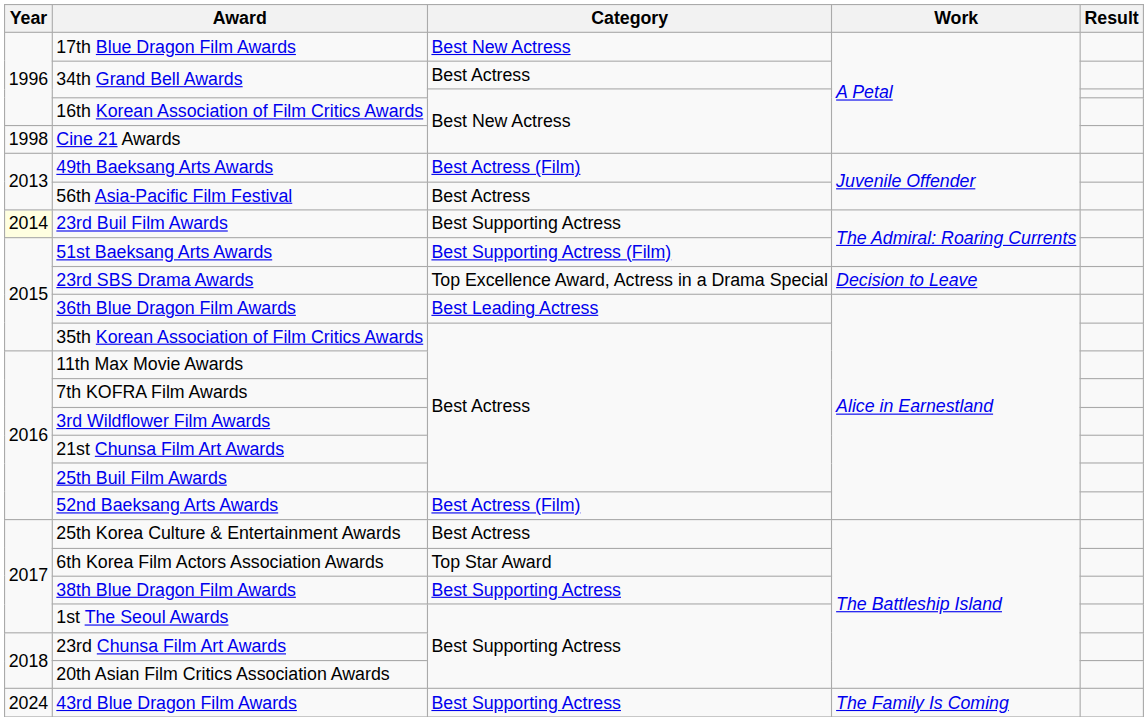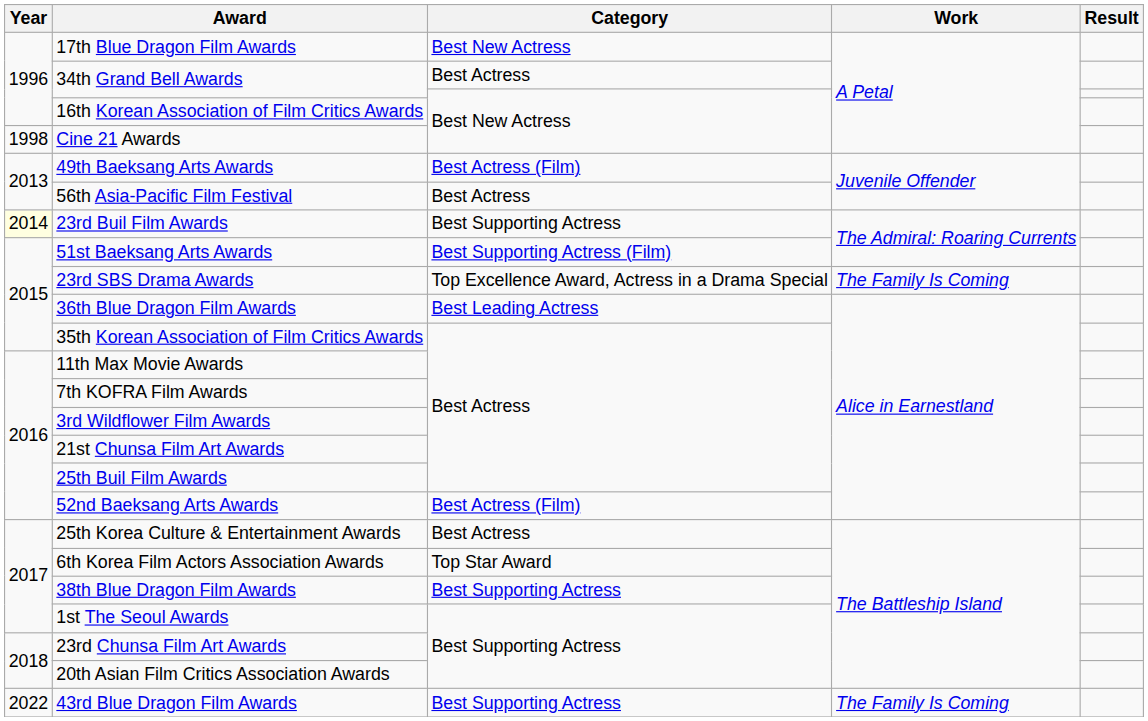(907, 280) Decision to Leave -> (922, 280) The Family Is Coming
(28, 702) 2024 -> (28, 702) 2022
